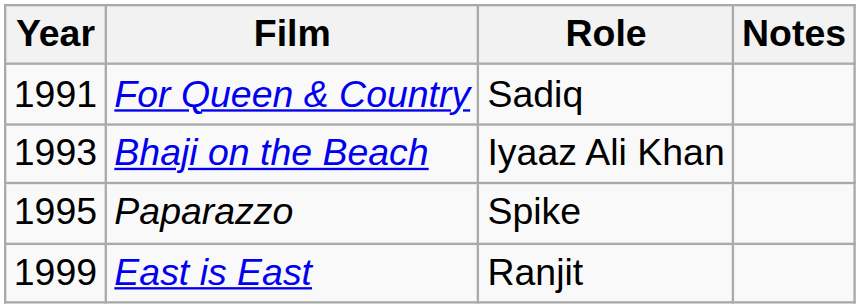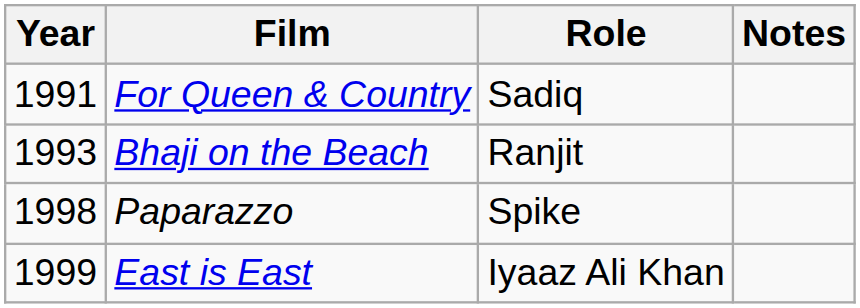(606, 152) Iyaaz Ali Khan -> (535, 152) Ranjit
(55, 212) 1995 -> (55, 212) 1998
(535, 271) Ranjit -> (606, 271) Iyaaz Ali Khan
